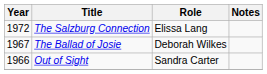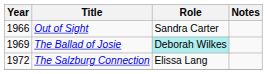rows swapped: (92, 28) <-> (61, 61)
(18, 45) 1967 -> (18, 45) 1969
(191, 45) no background -> (191, 45) paleturquoise background
